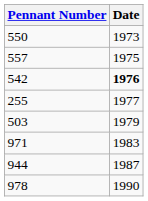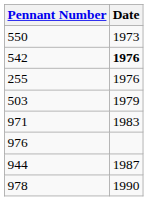- row: (18, 57)
(126, 100) 1977 -> (126, 79) 1976
+ row: (18, 143)
